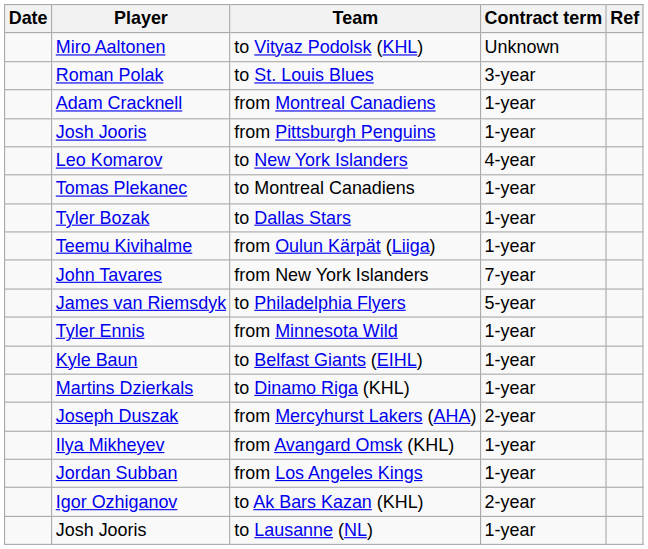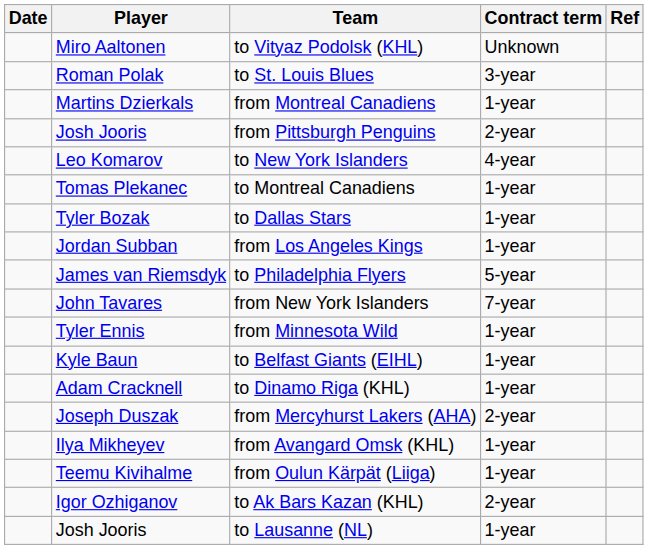(119, 103) Adam Cracknell -> (125, 103) Martins Dzierkals
(510, 132) 1-year -> (510, 132) 2-year
rows swapped: (328, 473) <-> (335, 246)
rows swapped: (331, 274) <-> (320, 302)
(125, 388) Martins Dzierkals -> (119, 388) Adam Cracknell
